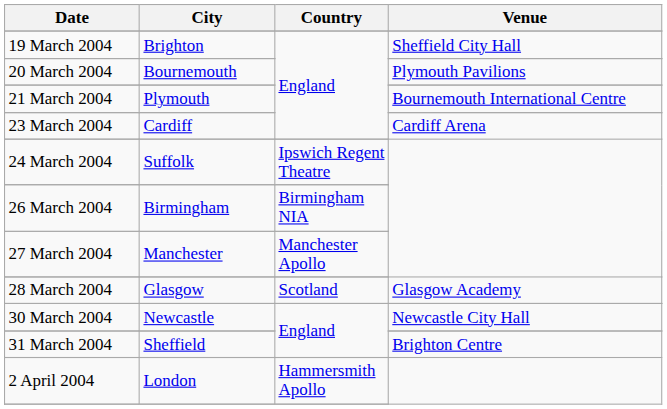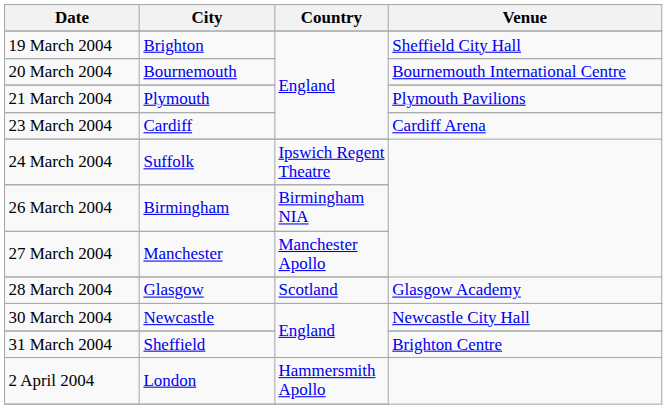(459, 71) Plymouth Pavilions -> (509, 71) Bournemouth International Centre
(509, 98) Bournemouth International Centre -> (459, 98) Plymouth Pavilions
